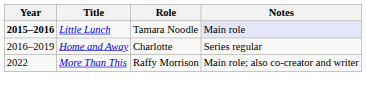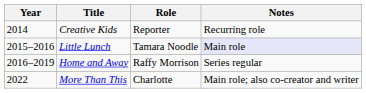+ row: (88, 29)
(31, 29) bold -> (31, 46) normal
(153, 46) Charlotte -> (166, 63) Raffy Morrison
(166, 63) Raffy Morrison -> (153, 79) Charlotte
